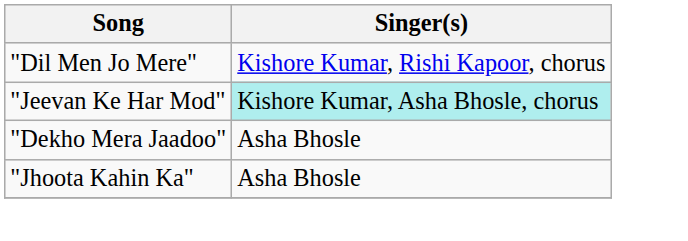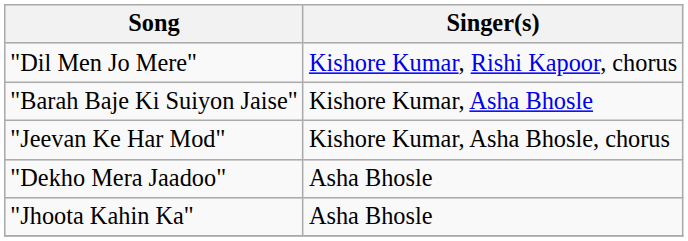+ row: (154, 100)
(418, 100) paleturquoise background -> (489, 139) no background
